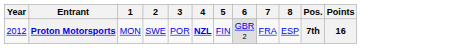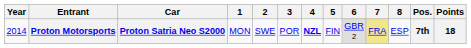+ column: (172, 12)
(17, 31) 2012 -> (17, 31) 2014
(268, 31) no background -> (377, 31) khaki background
(341, 31) 16 -> (450, 31) 18
